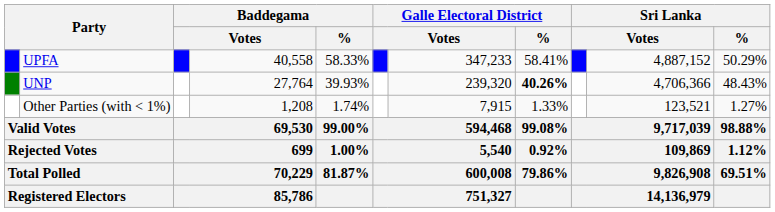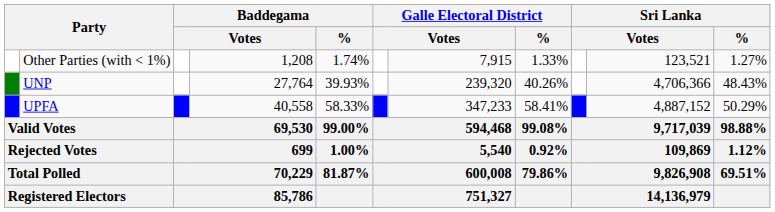rows swapped: (41, 60) <-> (97, 106)
(545, 83) bold -> (546, 83) normal
